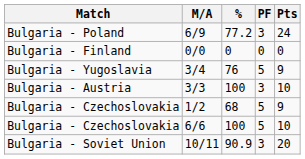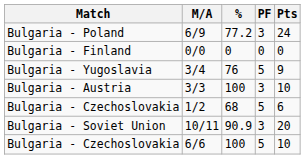(280, 107) 9 -> (280, 107) 6
rows swapped: (202, 144) <-> (195, 126)
